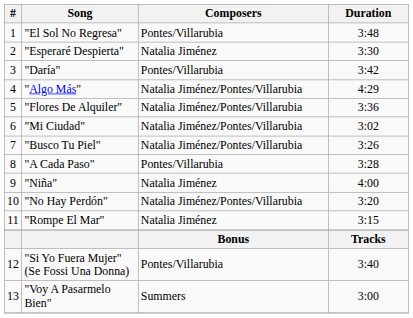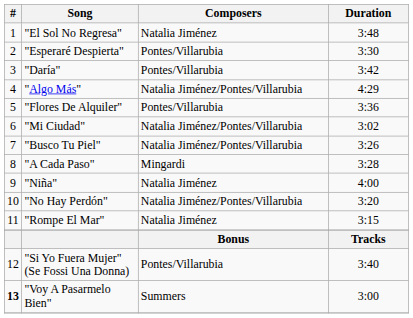(182, 32) Pontes/Villarubia -> (179, 32) Natalia Jiménez
(179, 51) Natalia Jiménez -> (182, 51) Pontes/Villarubia
(222, 107) Natalia Jiménez/Pontes/Villarubia -> (182, 107) Pontes/Villarubia
(182, 164) Pontes/Villarubia -> (163, 164) Mingardi
(13, 296) normal -> (13, 296) bold
